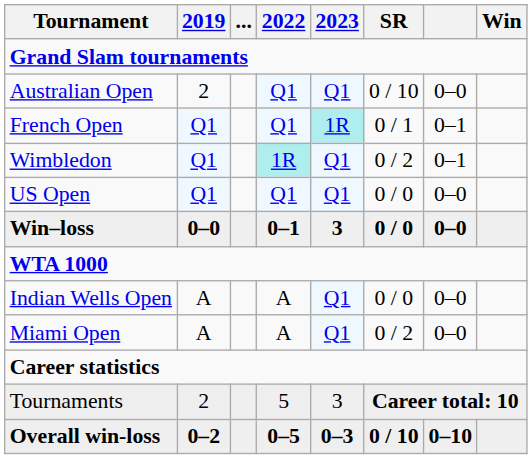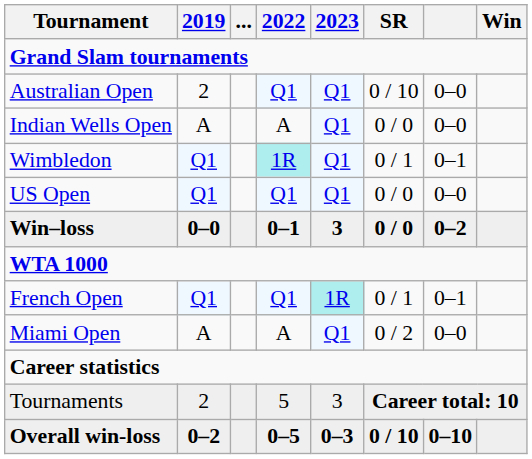rows swapped: (66, 125) <-> (91, 297)
(394, 159) 0 / 2 -> (394, 159) 0 / 1
(450, 228) 0–0 -> (450, 228) 0–2
